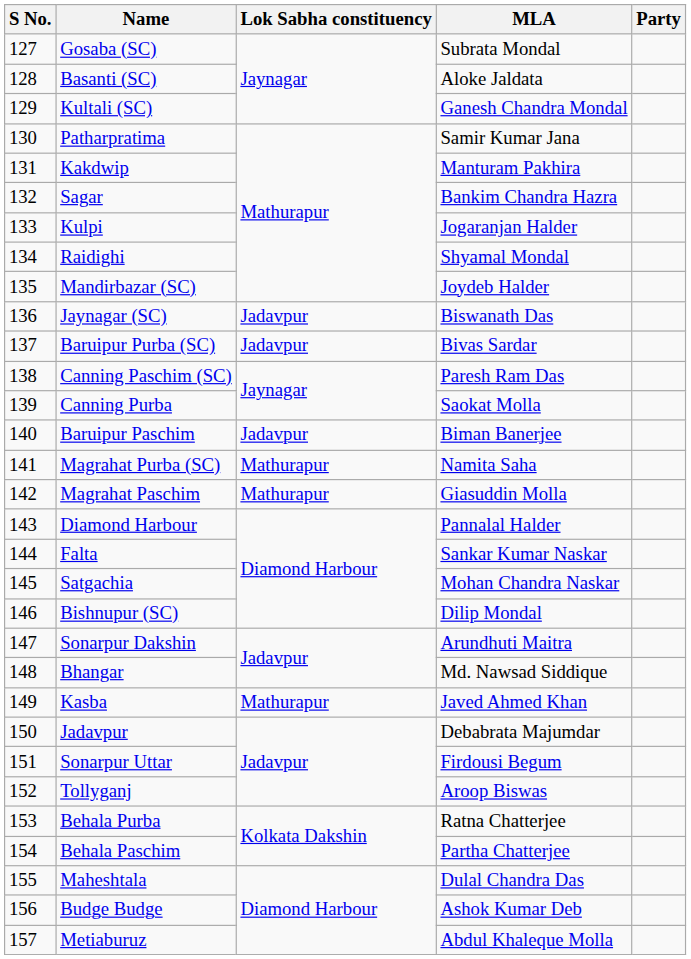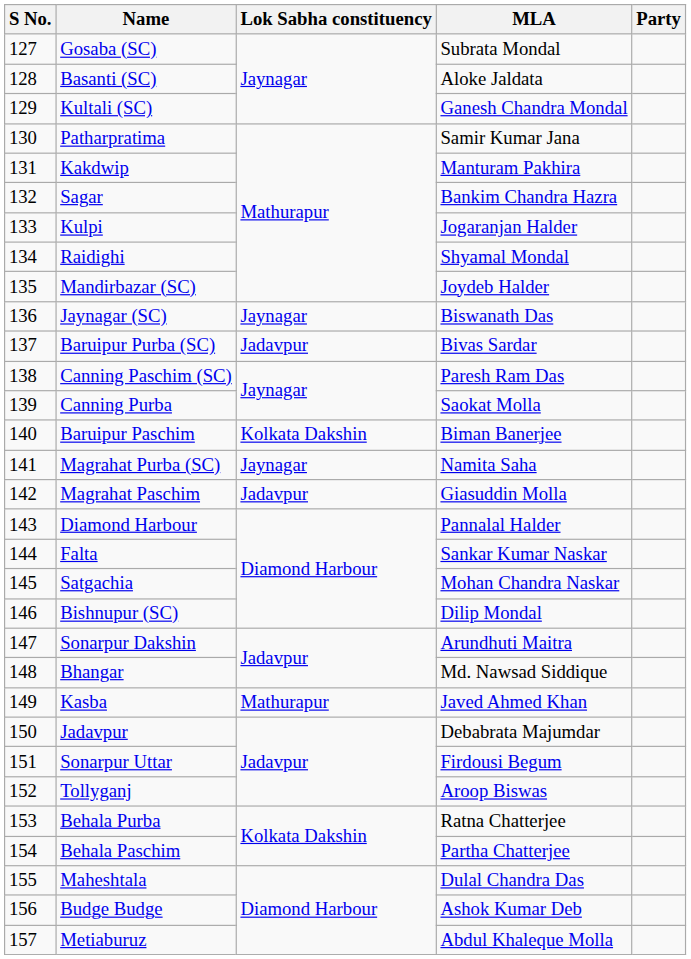(274, 316) Jadavpur -> (274, 316) Jaynagar
(274, 434) Jadavpur -> (304, 434) Kolkata Dakshin
(285, 464) Mathurapur -> (274, 464) Jaynagar
(285, 494) Mathurapur -> (274, 494) Jadavpur
